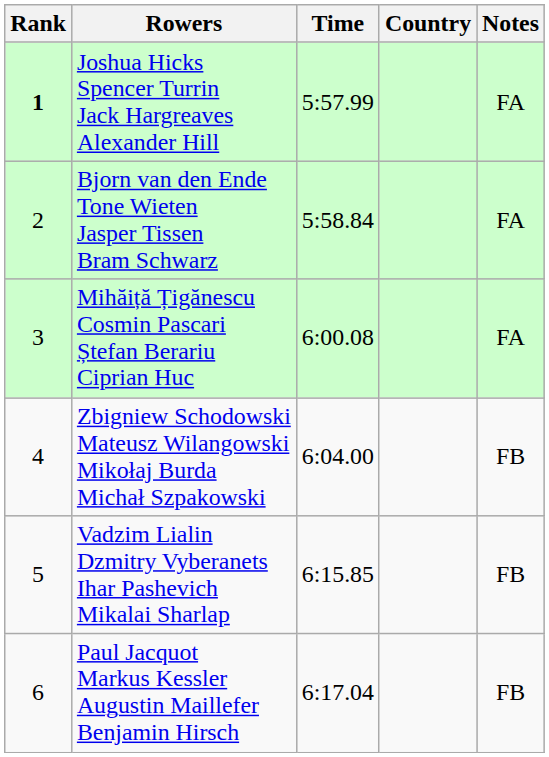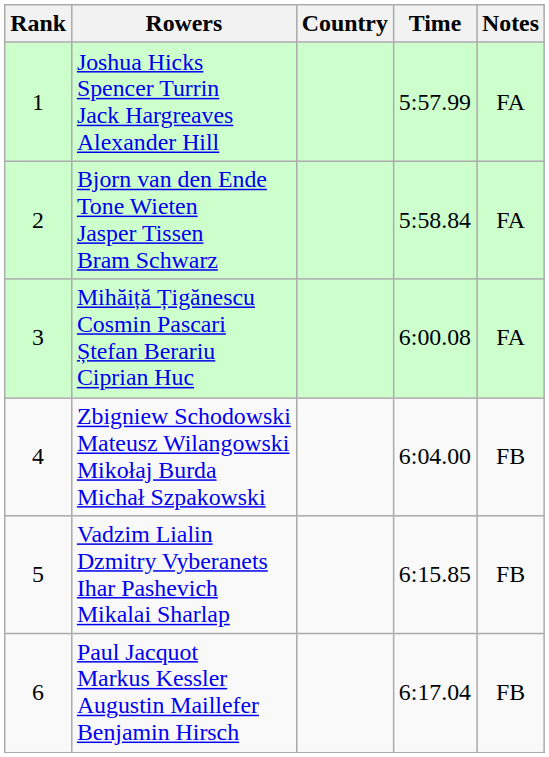columns swapped: (428, 23) <-> (338, 23)
(38, 101) bold -> (38, 101) normal
